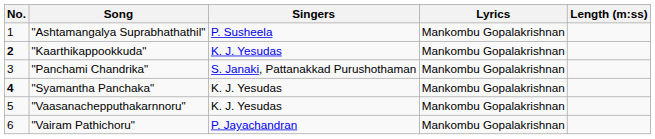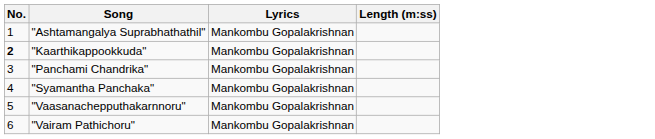- column: (314, 14)
(10, 88) bold -> (10, 88) normal
